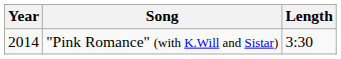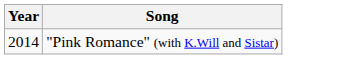- column: (309, 16)
